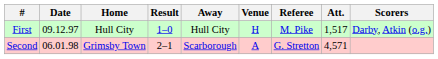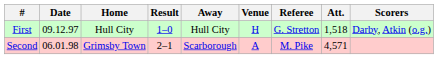(296, 29) M. Pike -> (296, 29) G. Stretton
(336, 29) 1,517 -> (336, 29) 1,518
(296, 45) G. Stretton -> (296, 45) M. Pike
